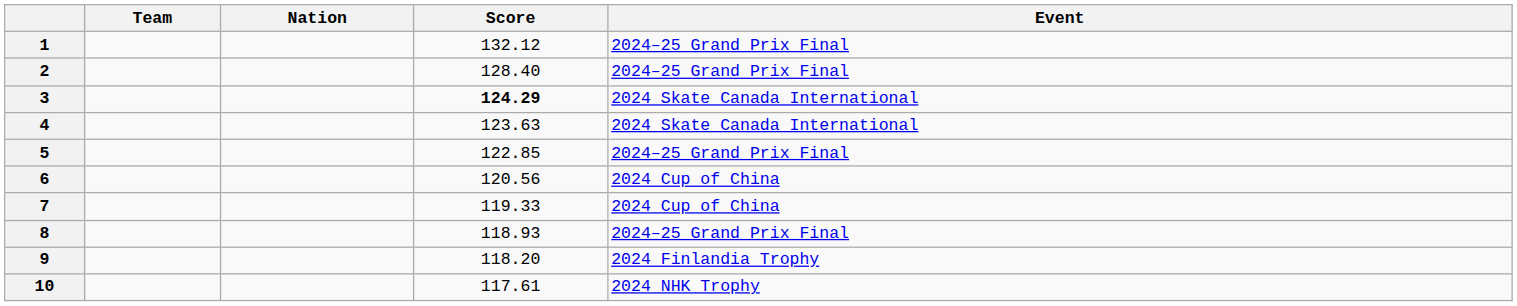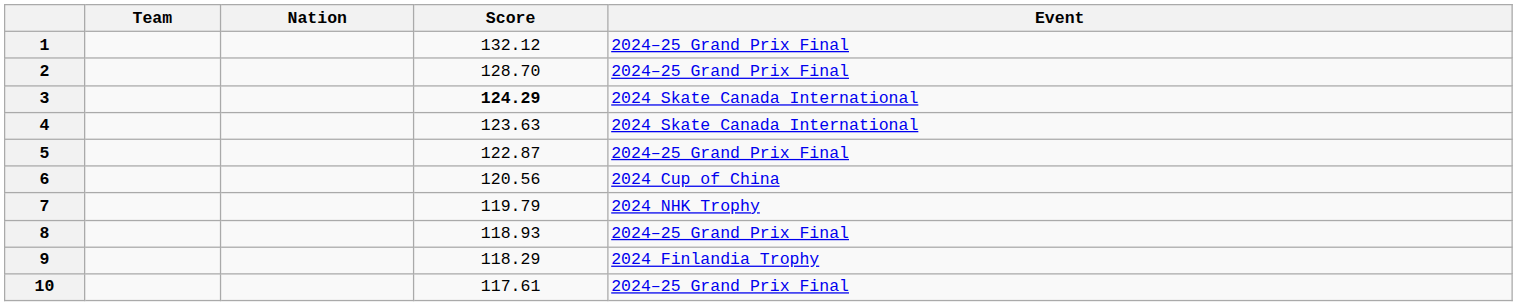(511, 72) 128.40 -> (511, 72) 128.70
(511, 153) 122.85 -> (511, 153) 122.87
(511, 206) 119.33 -> (511, 206) 119.79
(695, 206) 2024 Cup of China -> (686, 206) 2024 NHK Trophy
(511, 260) 118.20 -> (511, 260) 118.29
(686, 287) 2024 NHK Trophy -> (730, 287) 2024–25 Grand Prix Final
